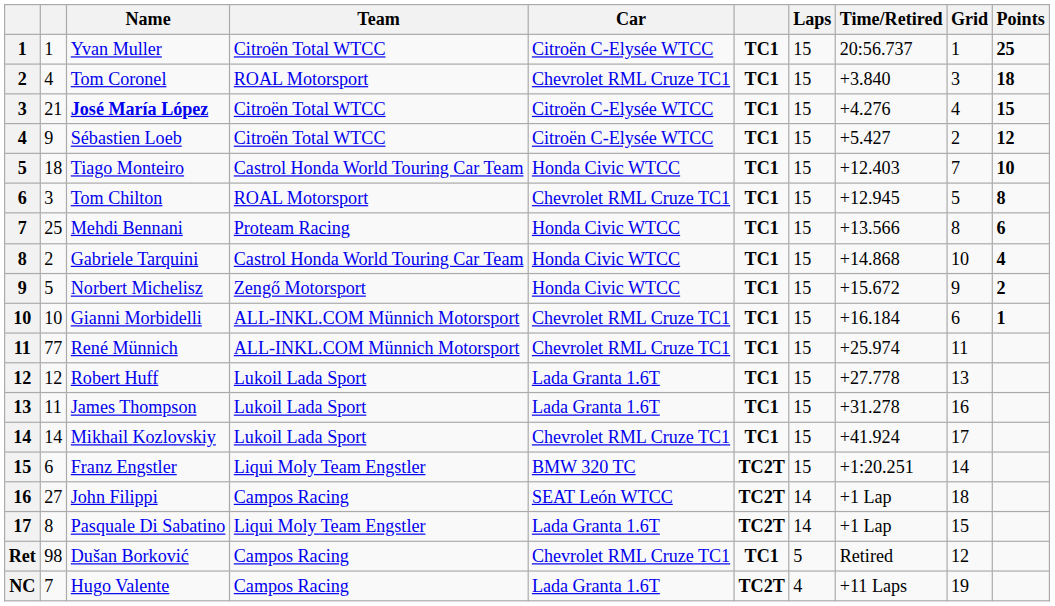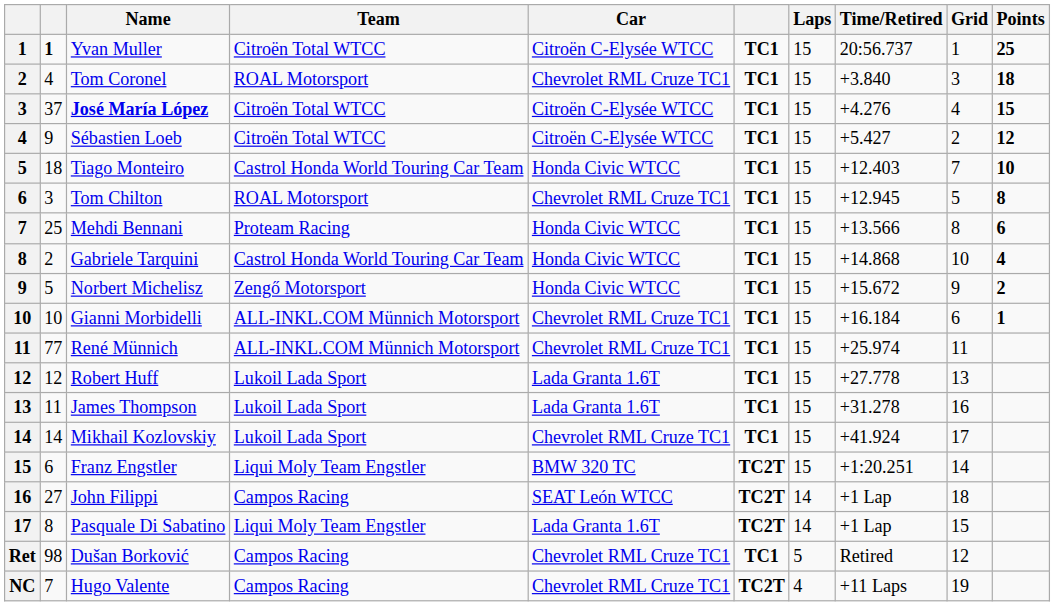(49, 49) normal -> (49, 49) bold
(53, 109) 21 -> (53, 109) 37
(596, 586) Lada Granta 1.6T -> (631, 586) Chevrolet RML Cruze TC1
